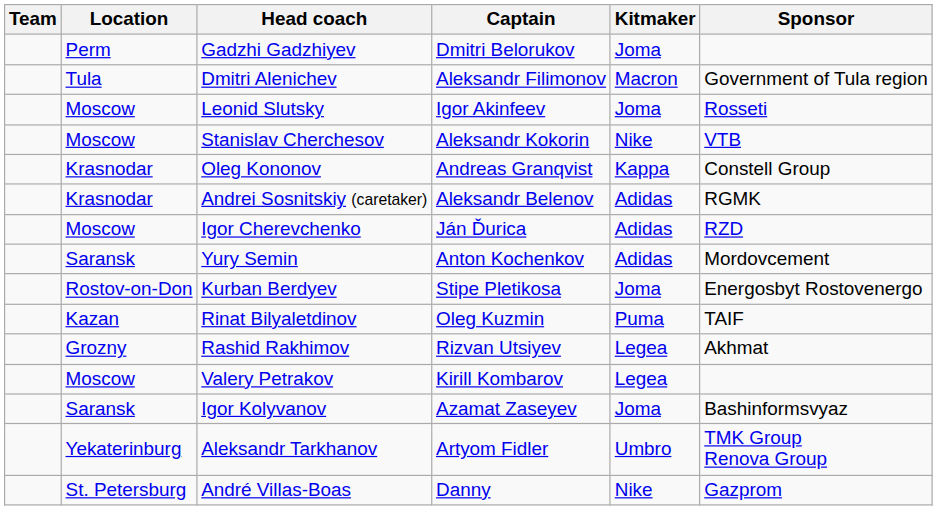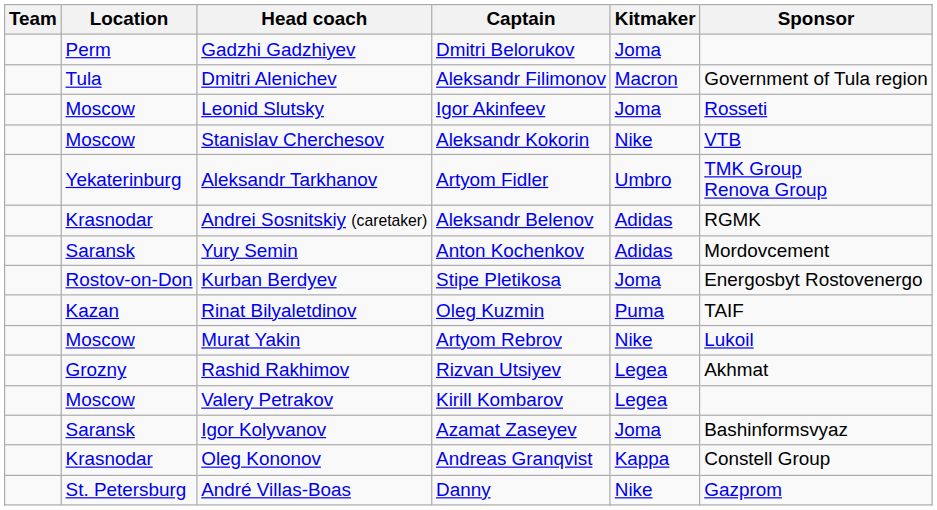rows swapped: (261, 169) <-> (289, 449)
- row: (281, 229)
+ row: (251, 340)
